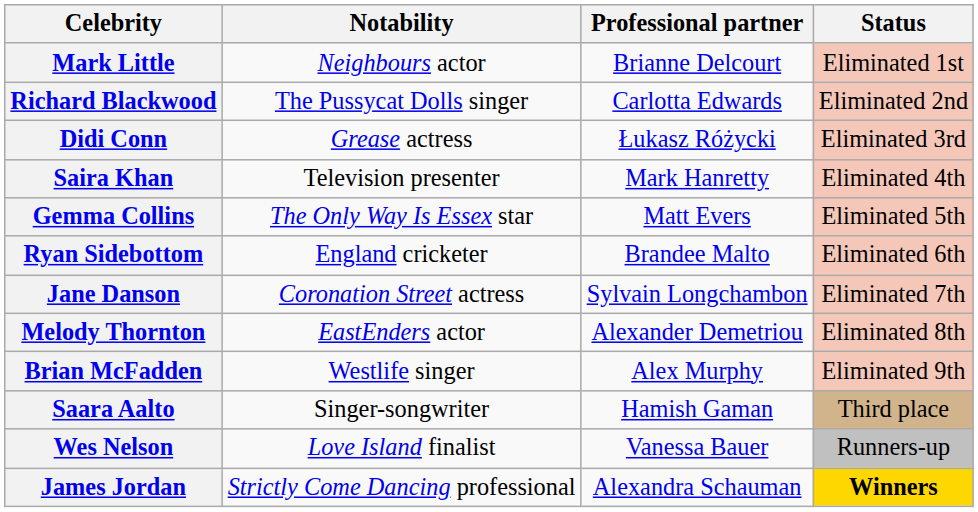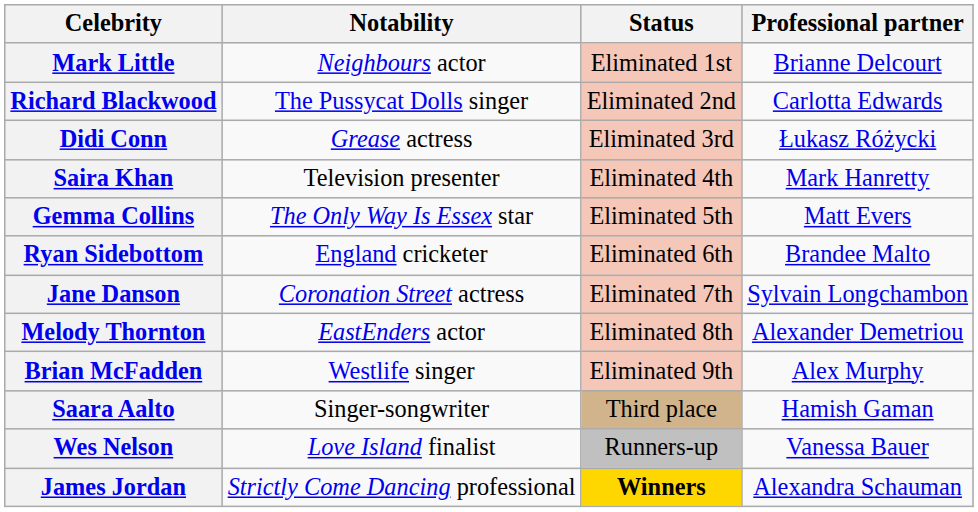columns swapped: (697, 23) <-> (893, 23)
